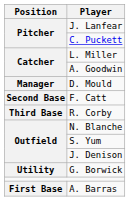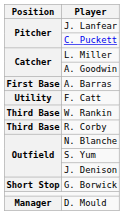rows swapped: (93, 189) <-> (90, 84)
(36, 98) Second Base -> (33, 98) Utility
+ row: (88, 112)
(36, 170) Utility -> (33, 184) Short Stop
